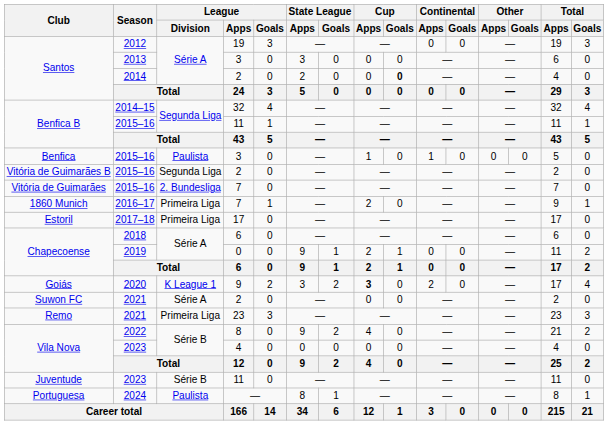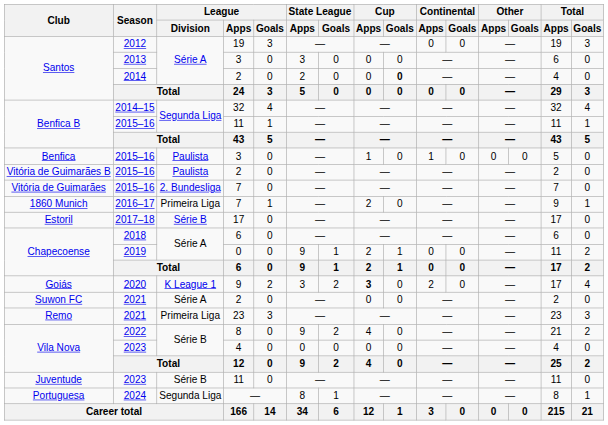(190, 172) Segunda Liga -> (190, 172) Paulista
(190, 220) Primeira Liga -> (190, 220) Série B
(190, 396) Paulista -> (190, 396) Segunda Liga
